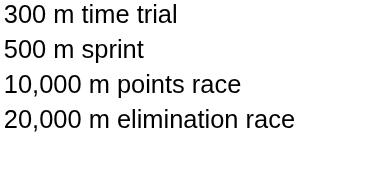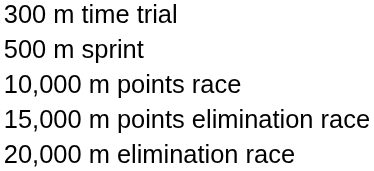+ row: (187, 119)
